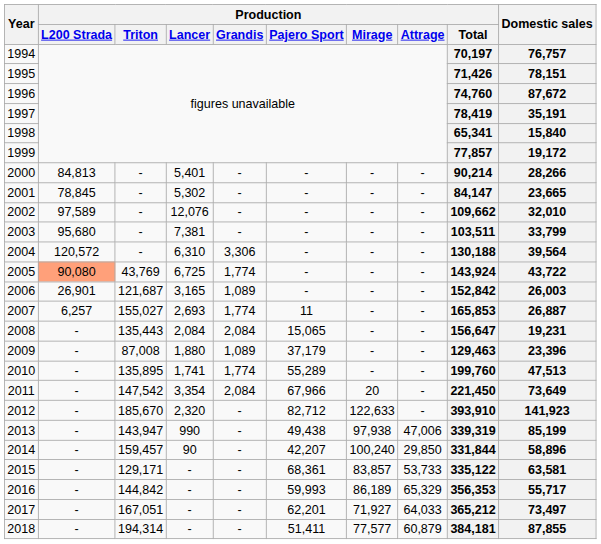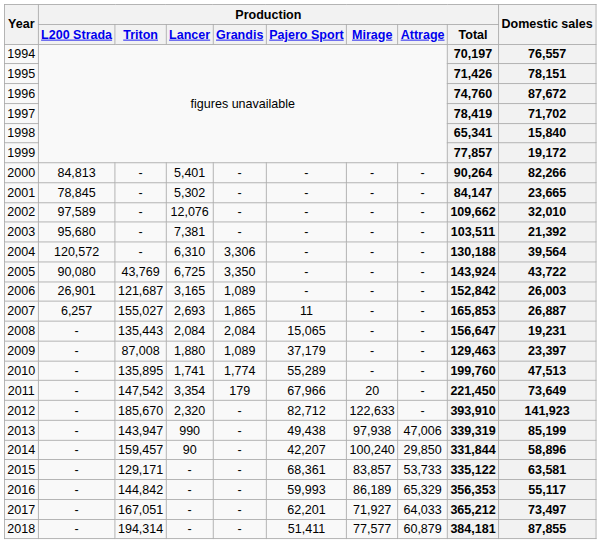(547, 54) 76,757 -> (547, 54) 76,557
(547, 114) 35,191 -> (547, 114) 71,702
(473, 173) 90,214 -> (473, 173) 90,264
(547, 173) 28,266 -> (547, 173) 82,266
(547, 232) 33,799 -> (547, 232) 21,392
(77, 272) lightsalmon background -> (77, 272) no background
(240, 272) 1,774 -> (240, 272) 3,350
(240, 312) 1,774 -> (240, 312) 1,865
(547, 351) 23,396 -> (547, 351) 23,397
(240, 391) 2,084 -> (240, 391) 179
(547, 490) 55,717 -> (547, 490) 55,117
